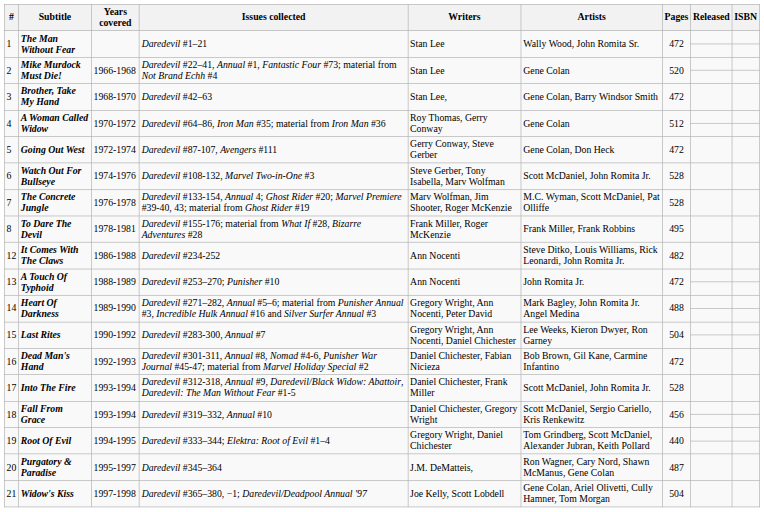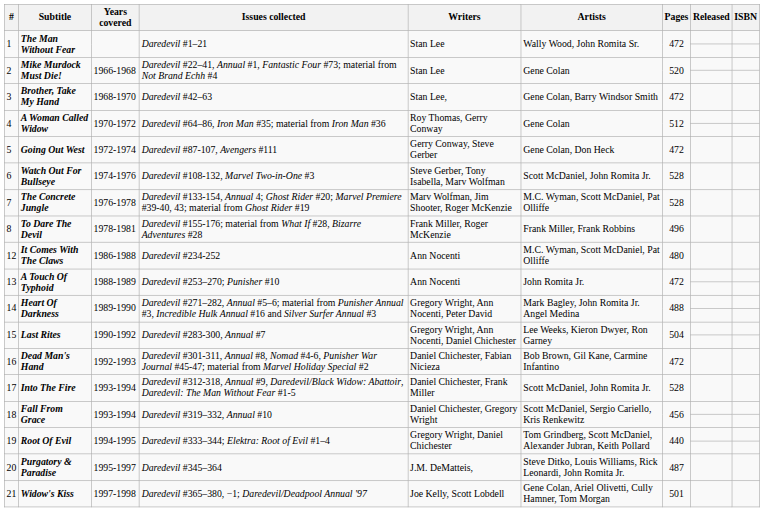(676, 229) 495 -> (676, 229) 496
(591, 255) Steve Ditko, Louis Williams, Rick Leonardi, John Romita Jr. -> (592, 255) M.C. Wyman, Scott McDaniel, Pat Olliffe
(676, 255) 482 -> (676, 255) 480
(586, 467) Ron Wagner, Cary Nord, Shawn McManus, Gene Colan -> (591, 467) Steve Ditko, Louis Williams, Rick Leonardi, John Romita Jr.
(676, 493) 504 -> (676, 493) 501
